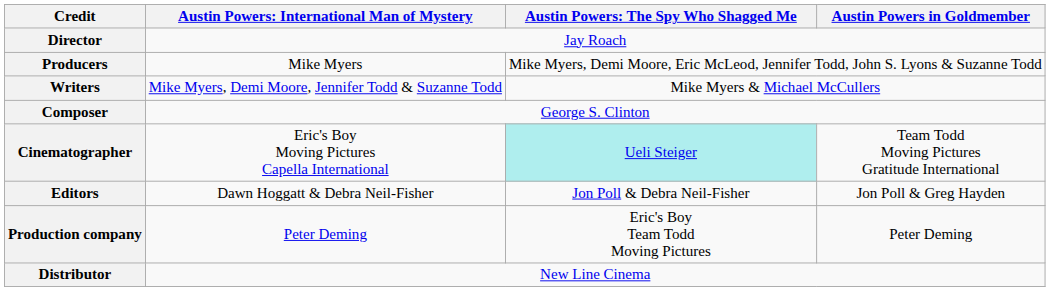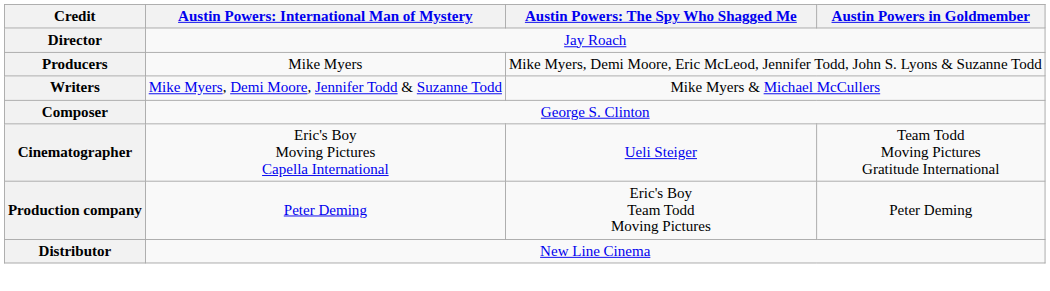(661, 152) paleturquoise background -> (661, 152) no background
- row: (75, 193)
